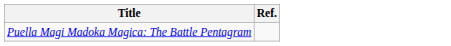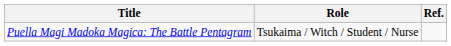+ column: (338, 13)
